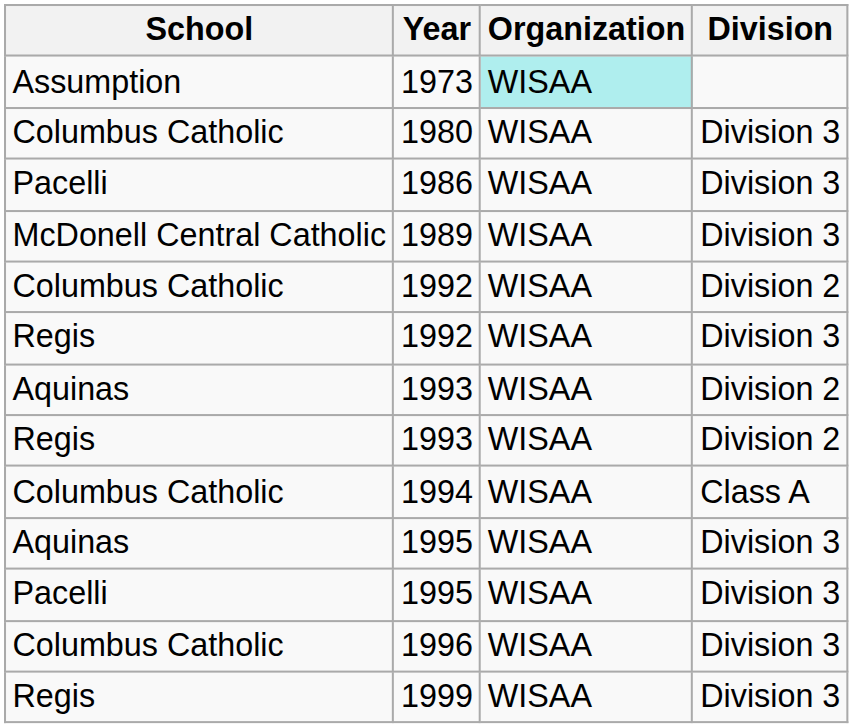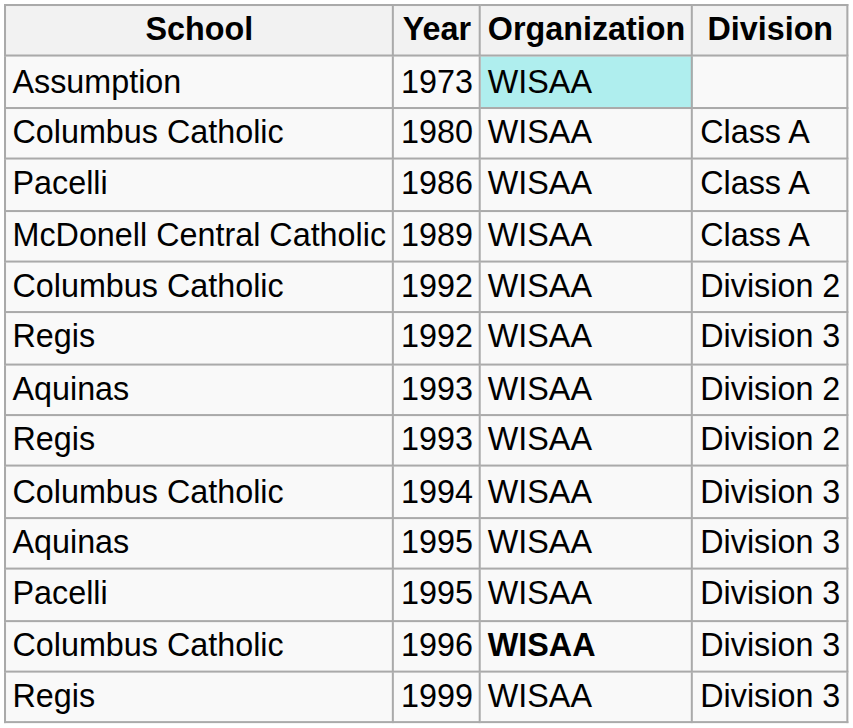(770, 132) Division 3 -> (755, 132) Class A
(770, 183) Division 3 -> (755, 183) Class A
(770, 235) Division 3 -> (755, 235) Class A
(755, 491) Class A -> (770, 491) Division 3
(540, 645) normal -> (542, 645) bold
